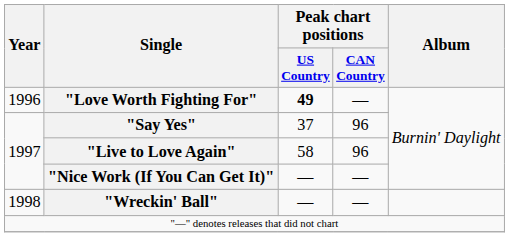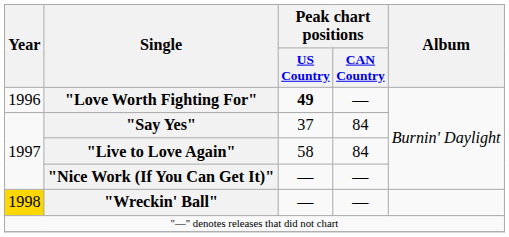(360, 125) 96 -> (360, 125) 84
(360, 151) 96 -> (360, 151) 84
(24, 202) no background -> (24, 202) gold background
